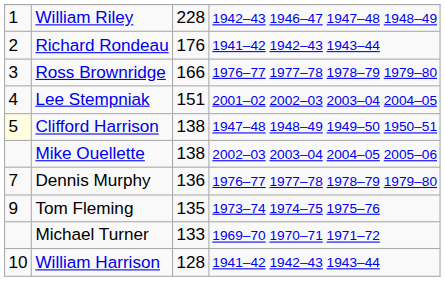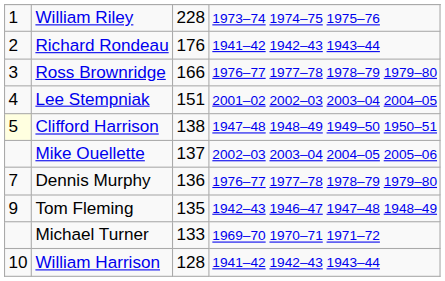(325, 18) 1942–43 1946–47 1947–48 1948–49 -> (296, 18) 1973–74 1974–75 1975–76
(191, 153) 138 -> (191, 153) 137
(296, 208) 1973–74 1974–75 1975–76 -> (325, 208) 1942–43 1946–47 1947–48 1948–49
